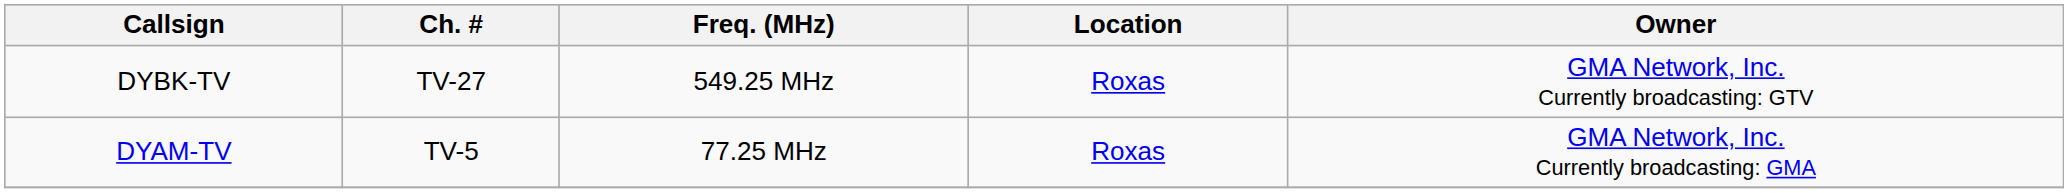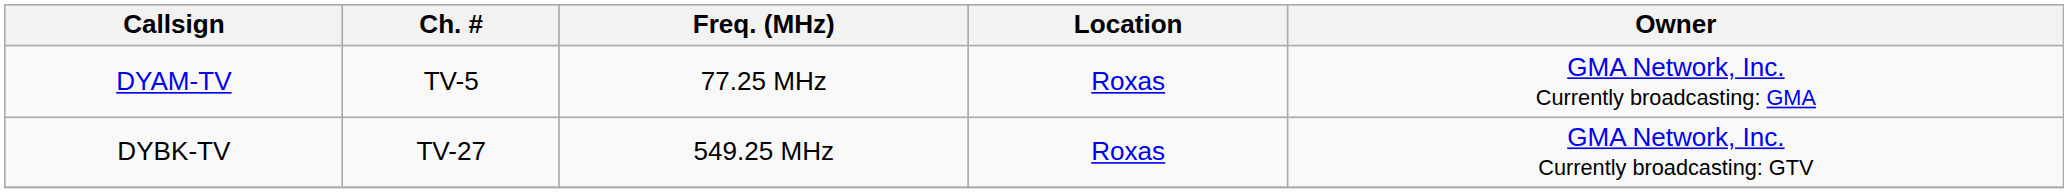rows swapped: (174, 151) <-> (174, 81)
